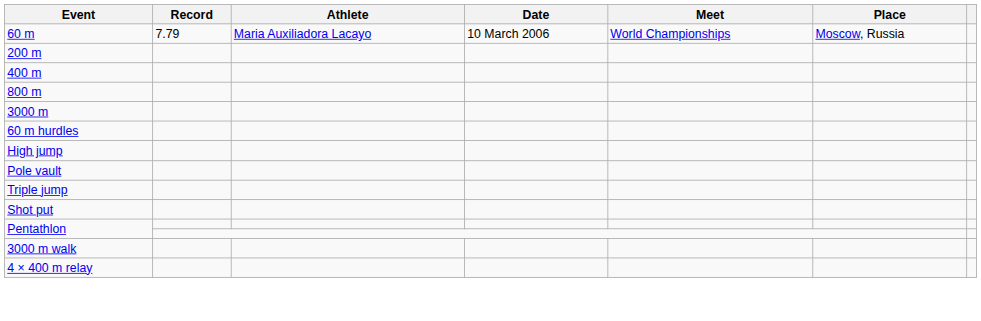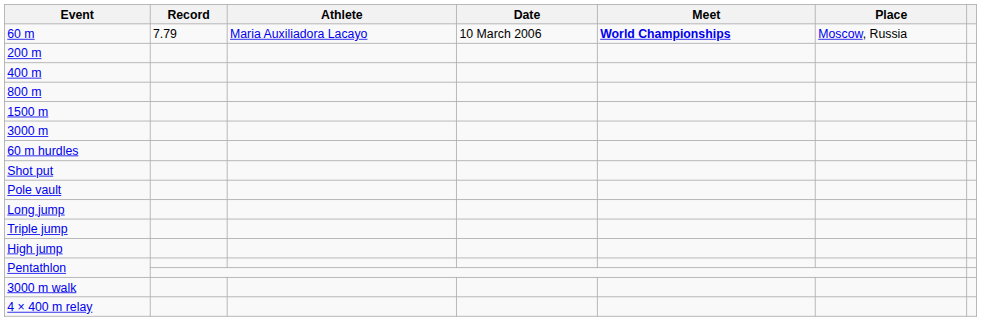(670, 34) normal -> (665, 34) bold
+ row: (28, 112)
rows swapped: (35, 151) <-> (30, 209)
+ row: (36, 209)
